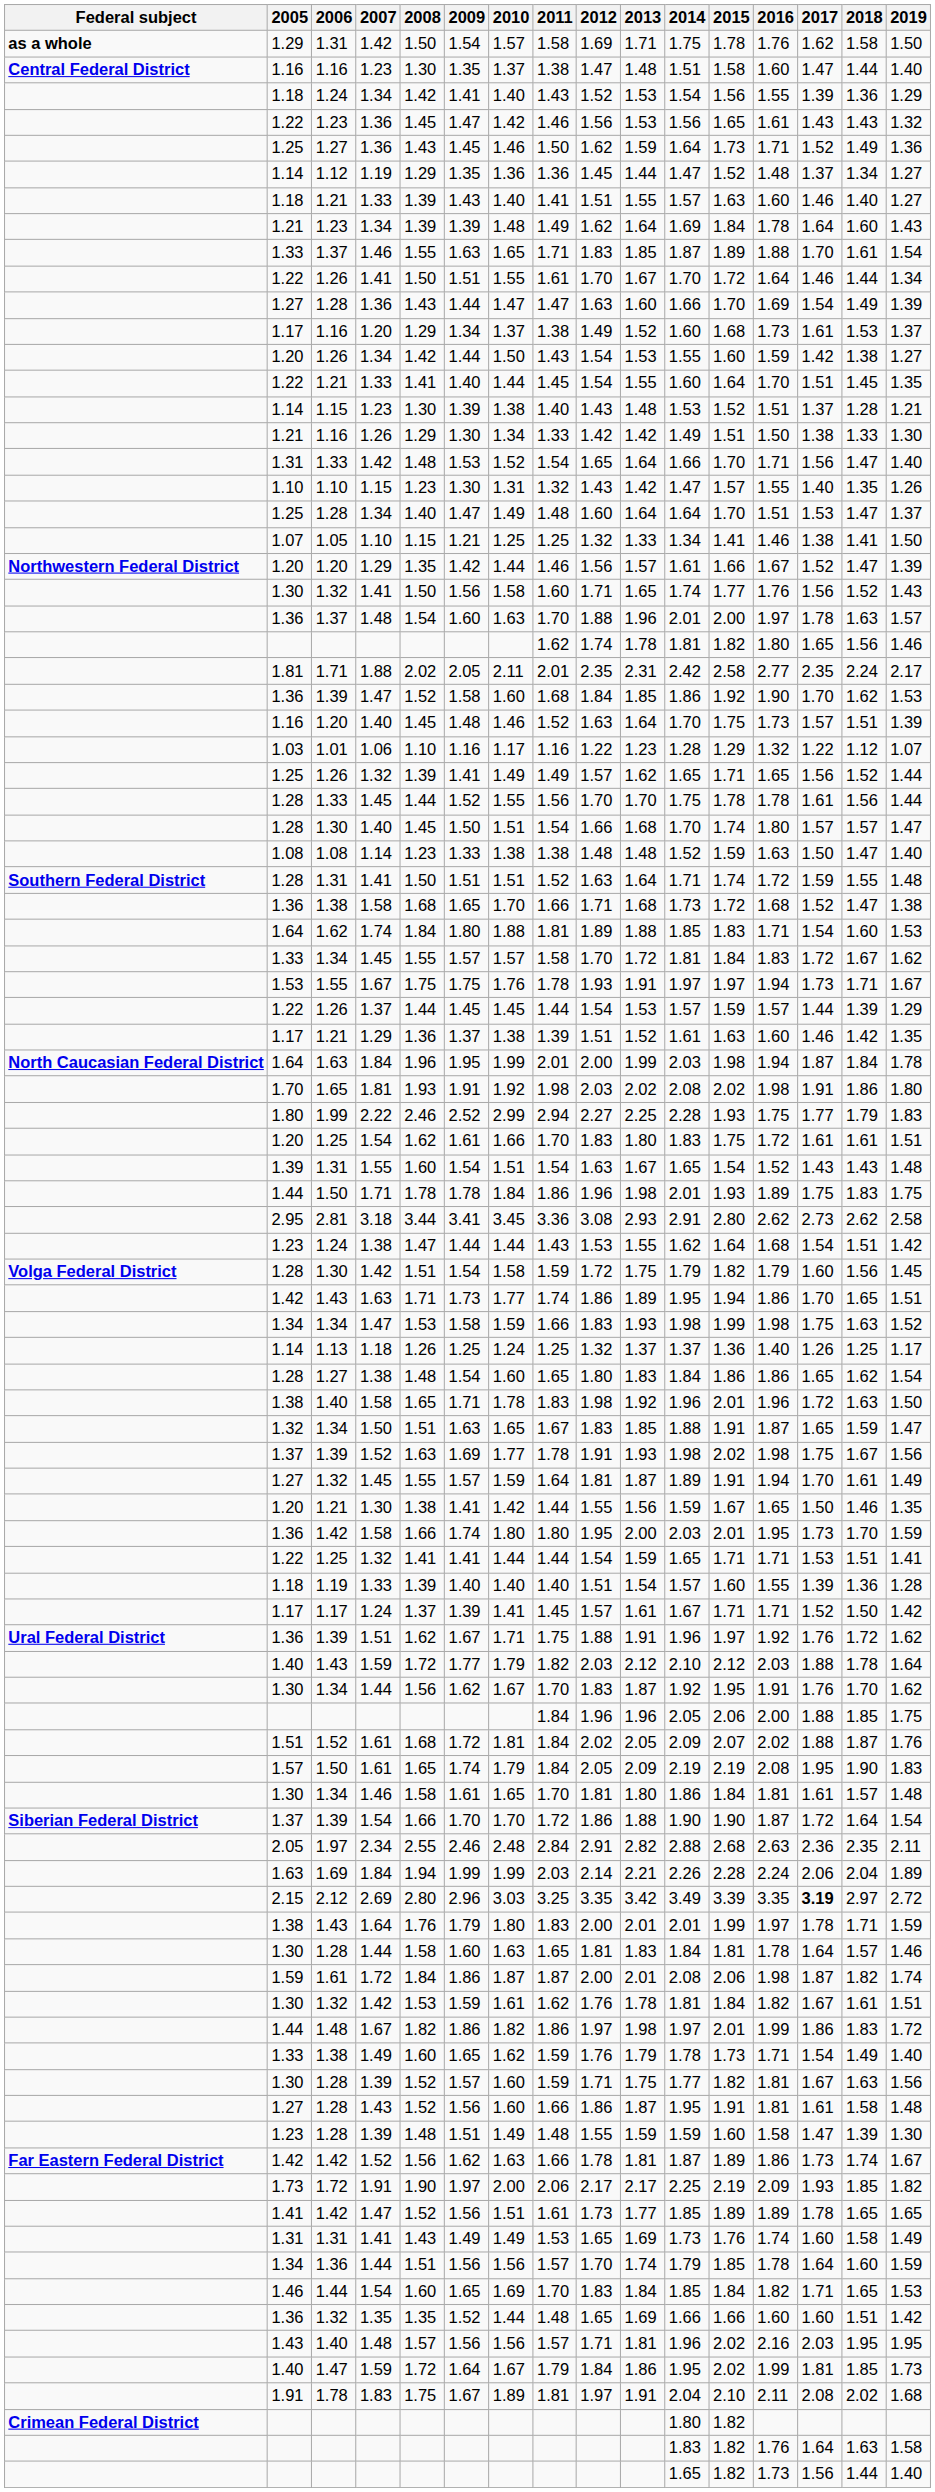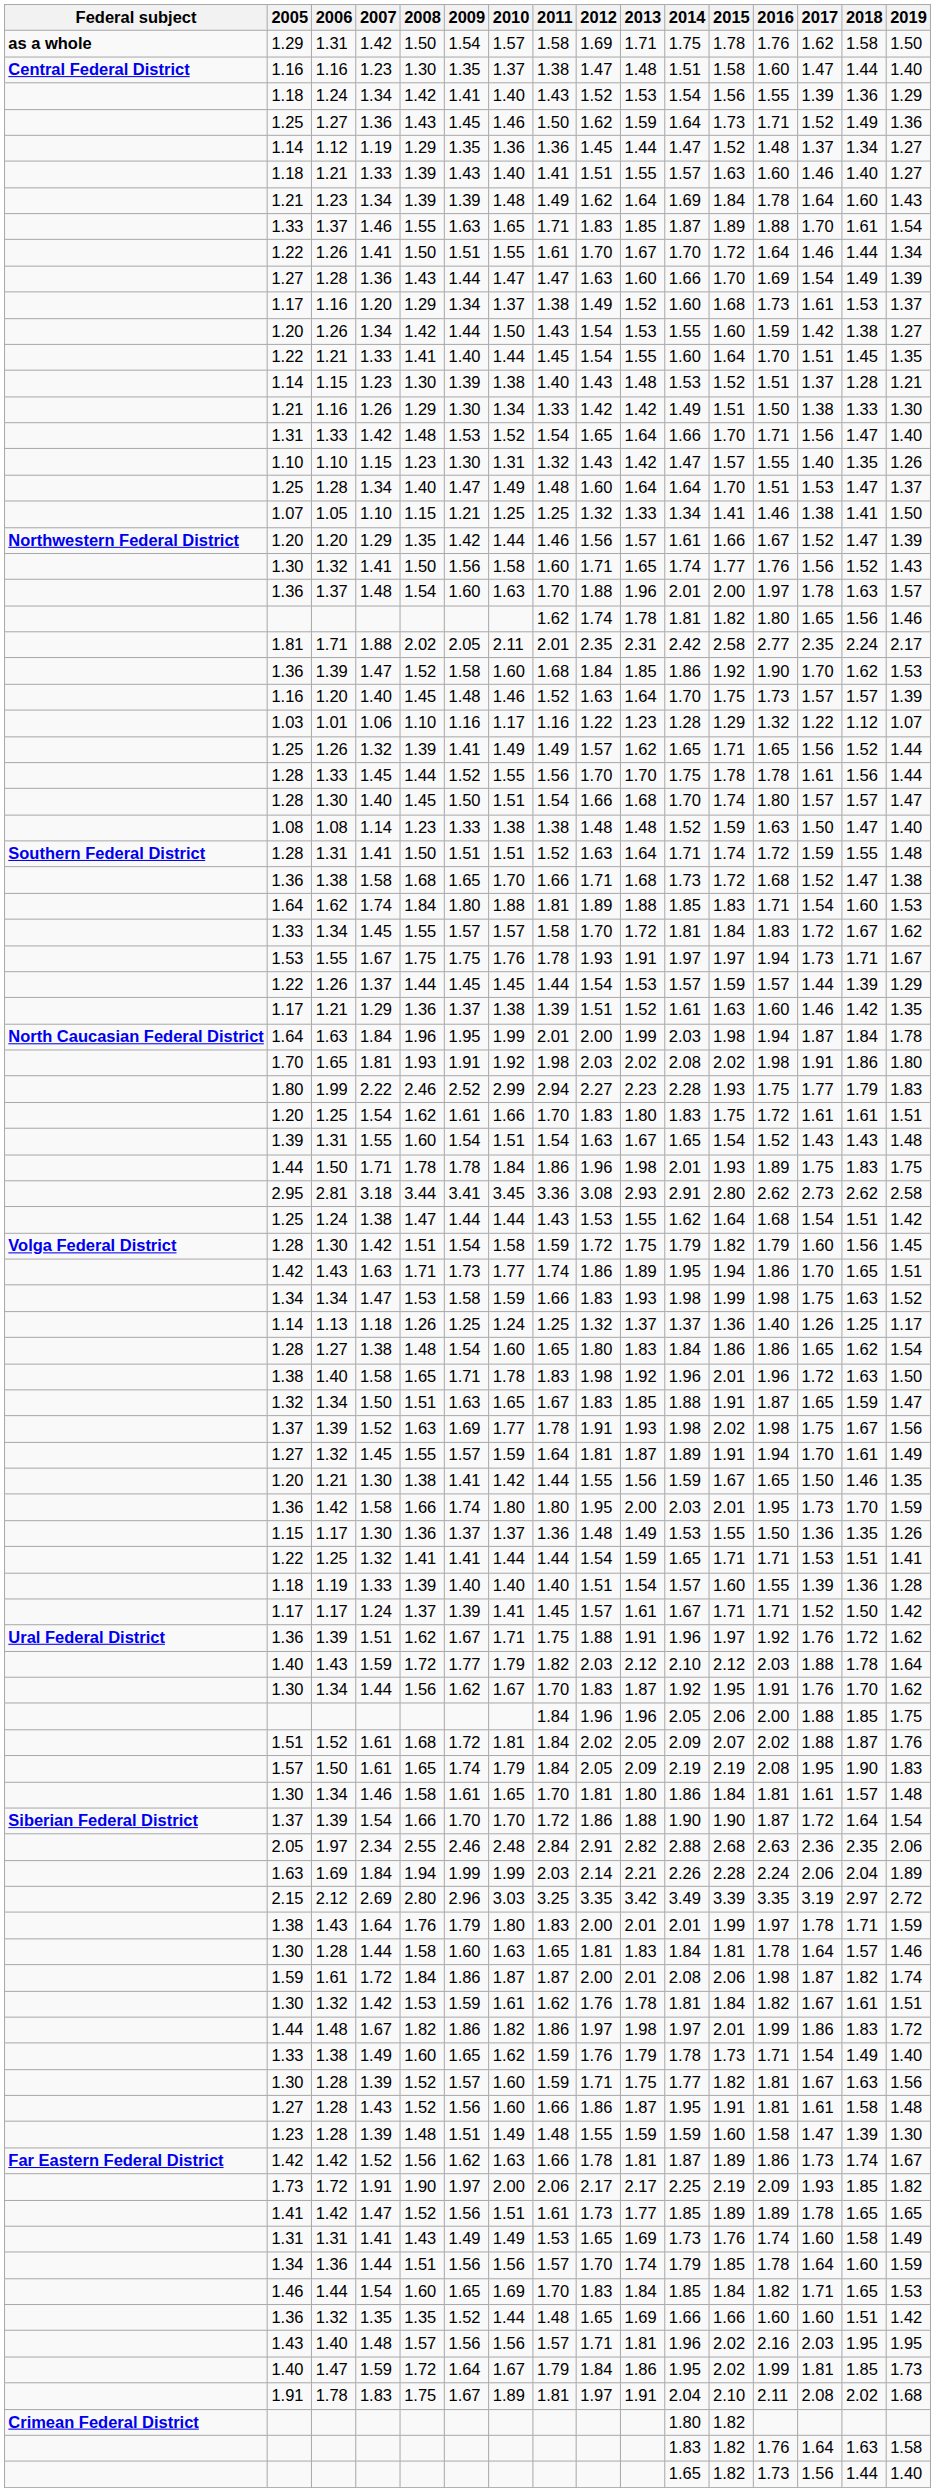- row: (332, 122)
(862, 723) 1.51 -> (862, 697) 1.57
(641, 1115) 2.25 -> (641, 1089) 2.23
(287, 1245) 1.23 -> (287, 1219) 1.25
+ row: (332, 1533)
(906, 1847) 2.11 -> (906, 1847) 2.06
(818, 1899) bold -> (818, 1899) normal
